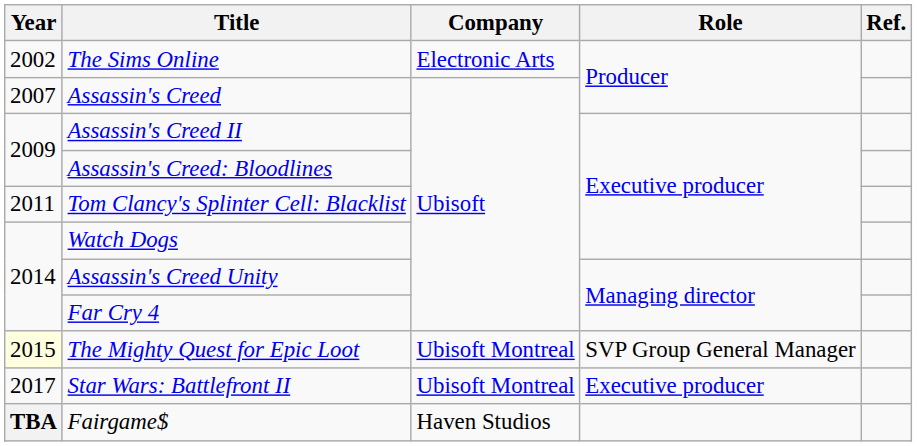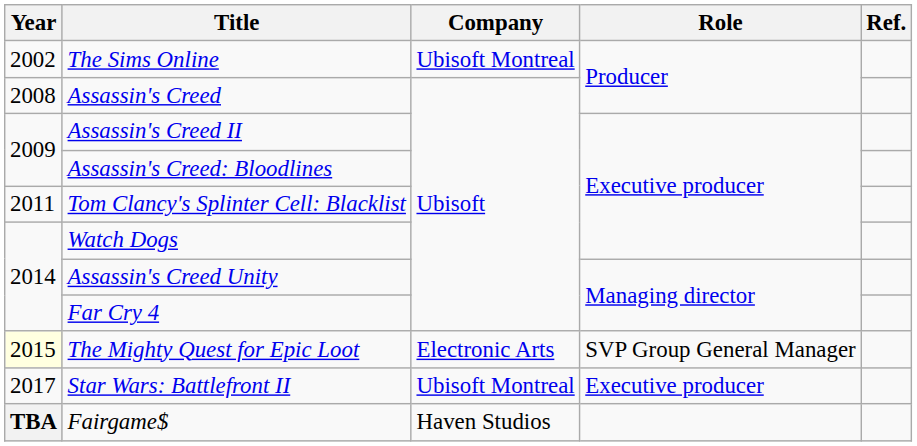(485, 58) Electronic Arts -> (496, 58) Ubisoft Montreal
(33, 95) 2007 -> (33, 95) 2008
(496, 349) Ubisoft Montreal -> (485, 349) Electronic Arts
